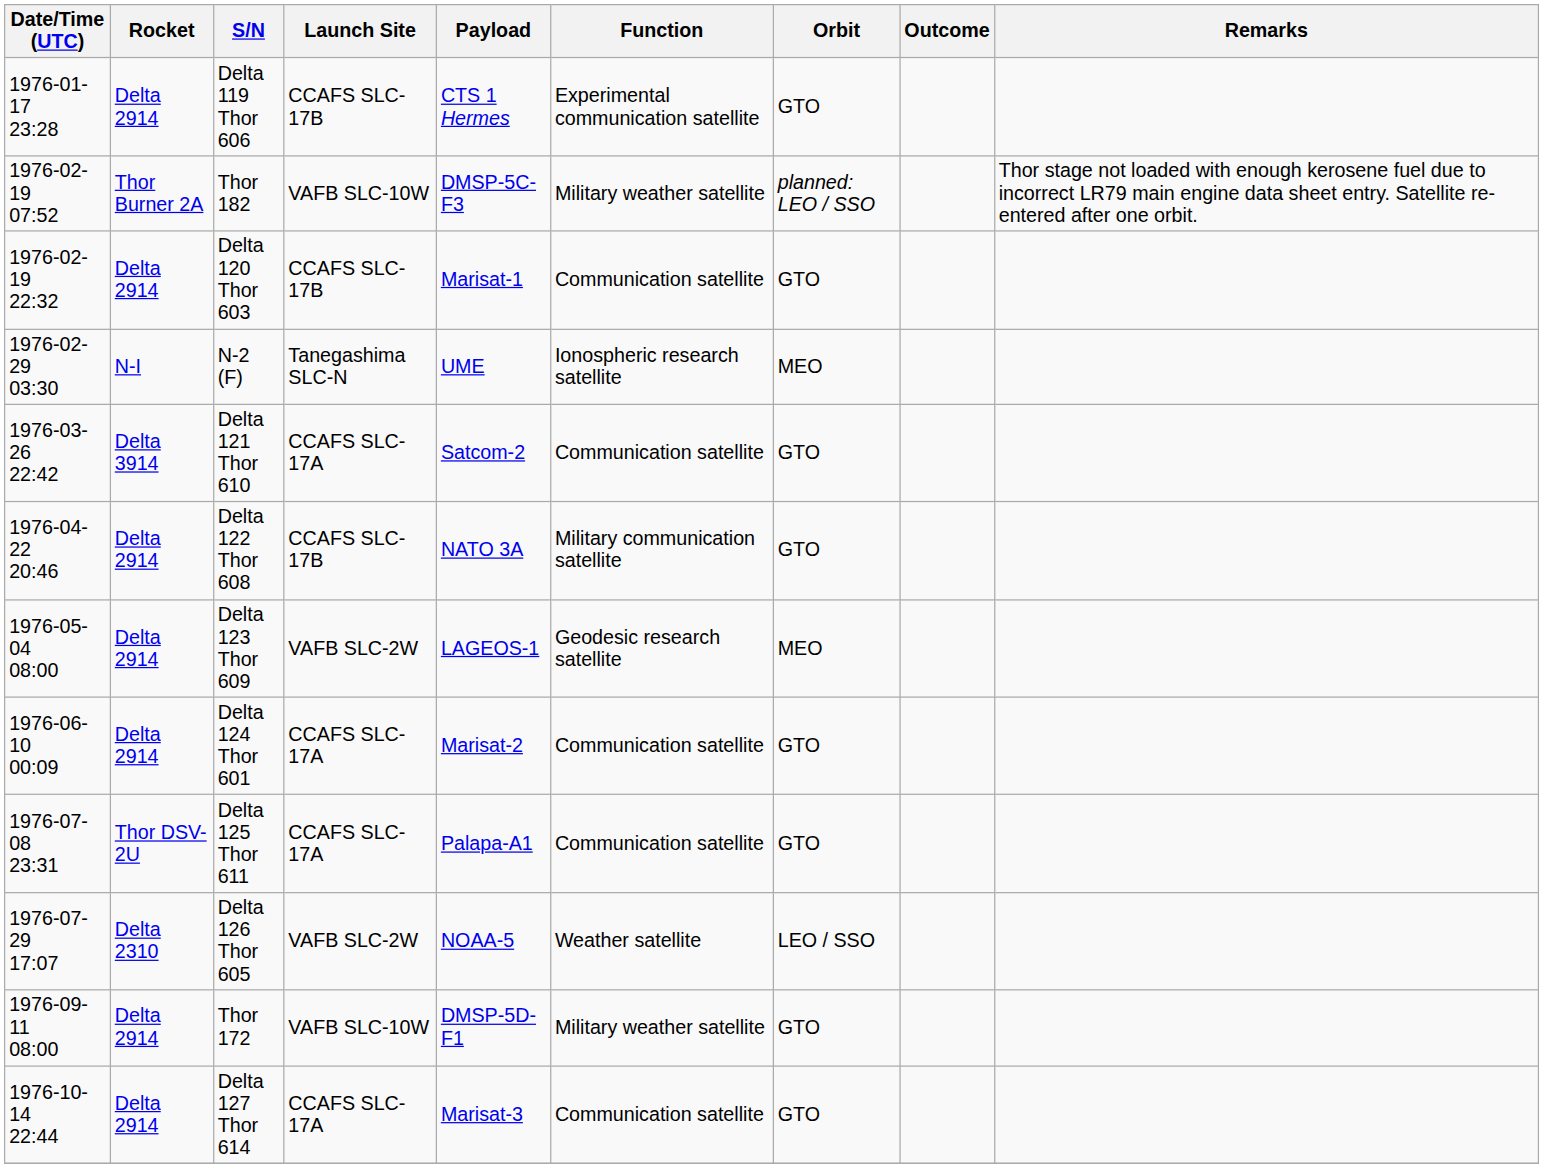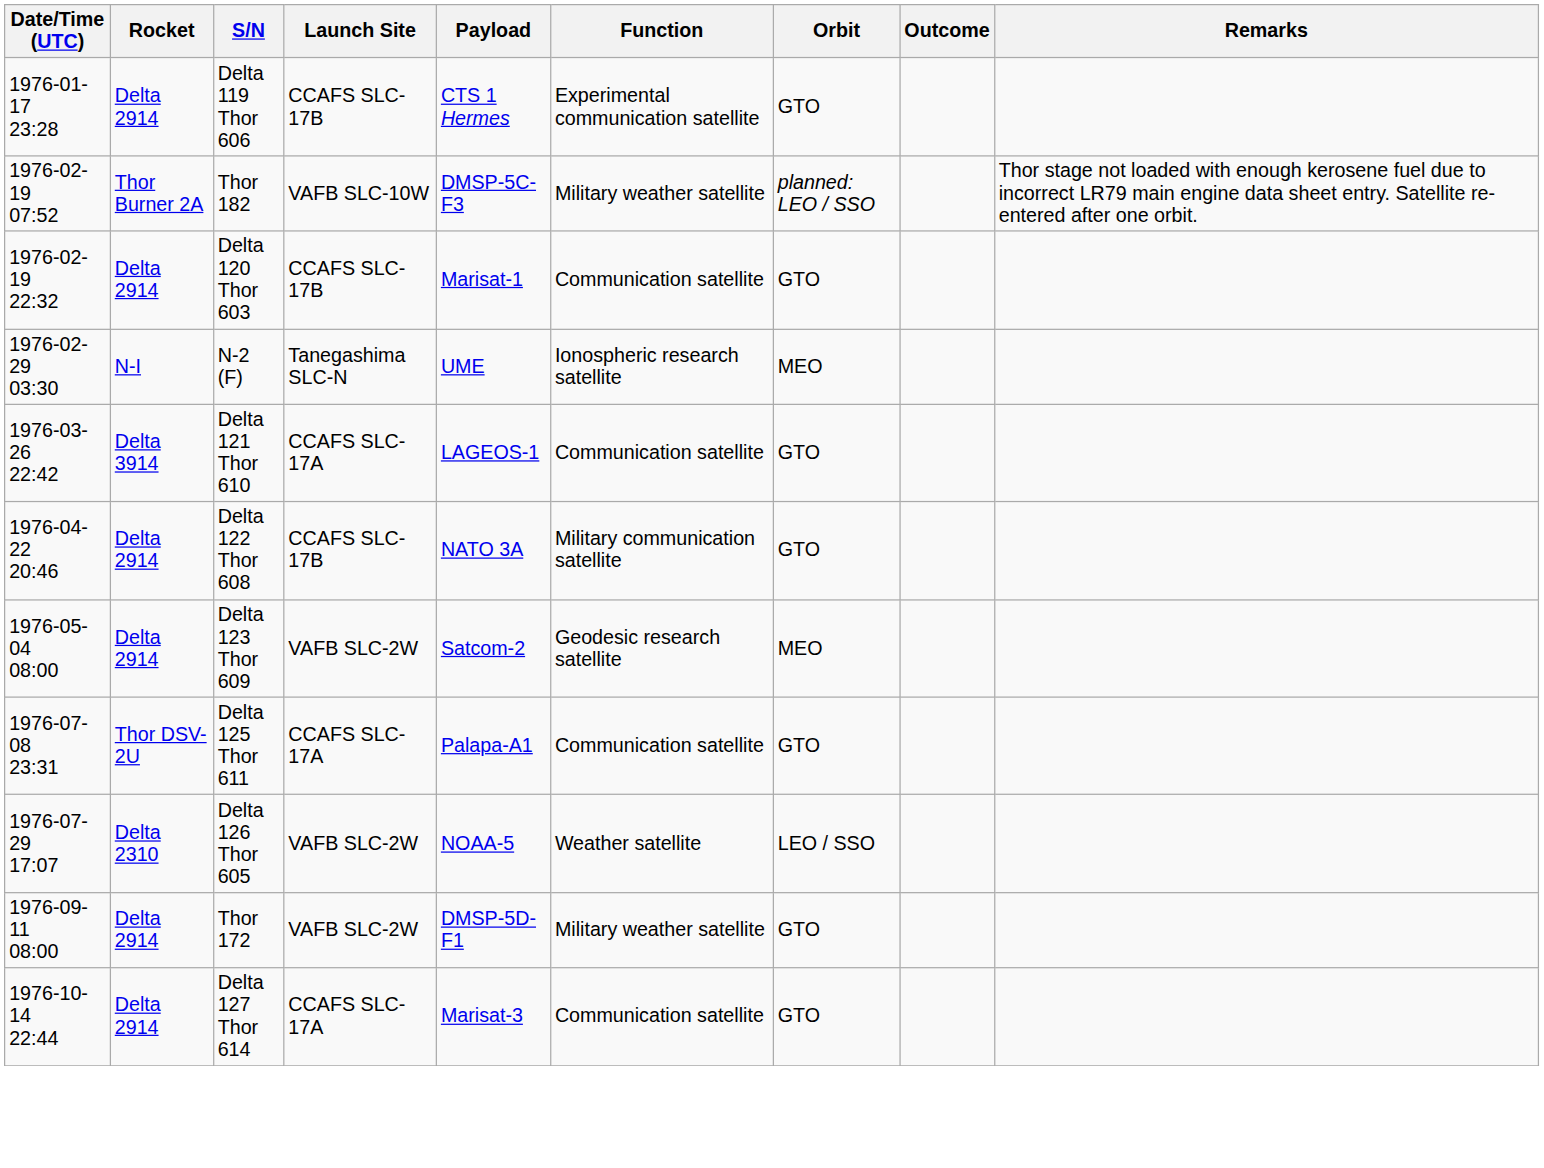(483, 452) Satcom-2 -> (490, 452) LAGEOS-1
(490, 648) LAGEOS-1 -> (483, 648) Satcom-2
- row: (241, 745)
(359, 1027) VAFB SLC-10W -> (353, 929) VAFB SLC-2W
